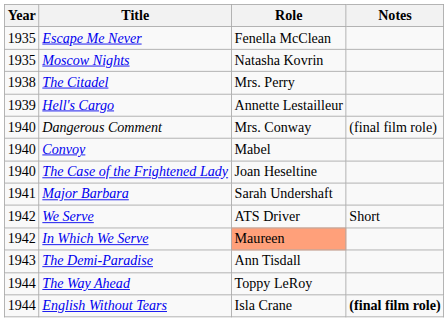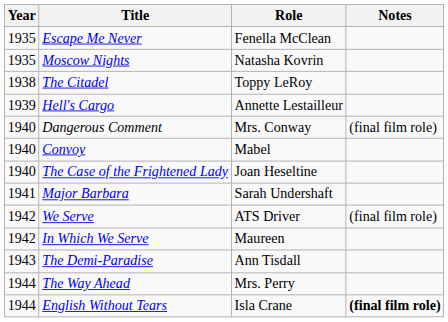(265, 82) Mrs. Perry -> (273, 82) Toppy LeRoy
(365, 216) Short -> (393, 216) (final film role)
(260, 238) lightsalmon background -> (260, 238) no background
(273, 283) Toppy LeRoy -> (265, 283) Mrs. Perry
